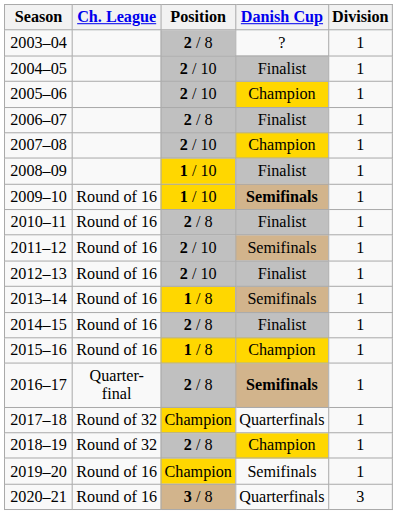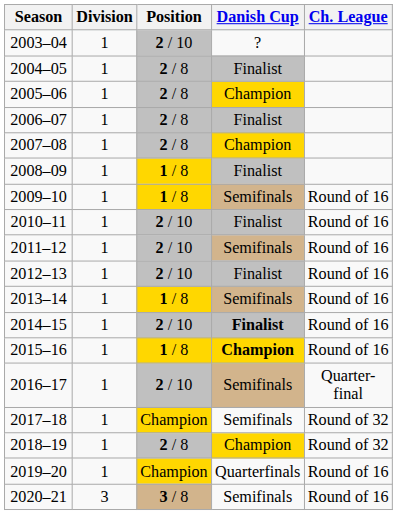columns swapped: (360, 17) <-> (117, 17)
(198, 42) 2 / 8 -> (174, 42) 2 / 10
(198, 68) 2 / 10 -> (174, 68) 2 / 8
(198, 94) 2 / 10 -> (174, 94) 2 / 8
(198, 145) 2 / 10 -> (174, 145) 2 / 8
(198, 171) 1 / 10 -> (174, 171) 1 / 8
(198, 196) 1 / 10 -> (174, 196) 1 / 8
(282, 196) bold -> (258, 196) normal
(198, 222) 2 / 8 -> (174, 222) 2 / 10
(198, 324) 2 / 8 -> (174, 324) 2 / 10
(282, 324) normal -> (258, 324) bold
(282, 350) normal -> (258, 350) bold
(198, 385) 2 / 8 -> (174, 385) 2 / 10
(282, 385) bold -> (258, 385) normal
(282, 419) Quarterfinals -> (258, 419) Semifinals
(282, 471) Semifinals -> (258, 471) Quarterfinals
(282, 496) Quarterfinals -> (258, 496) Semifinals
